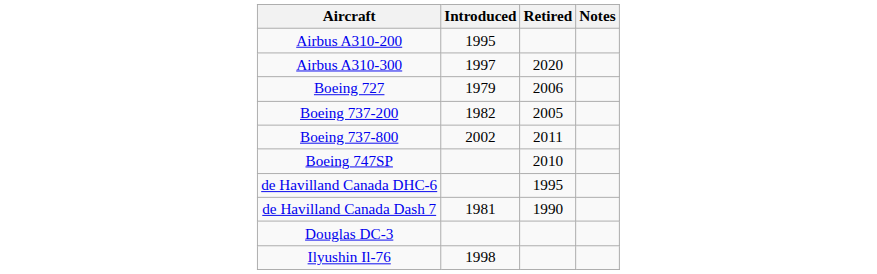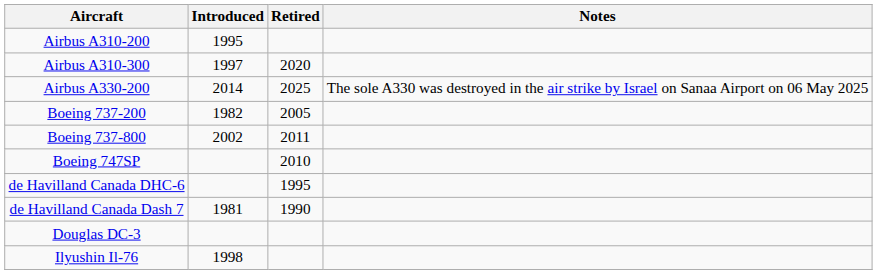+ row: (97, 88)
- row: (349, 88)
